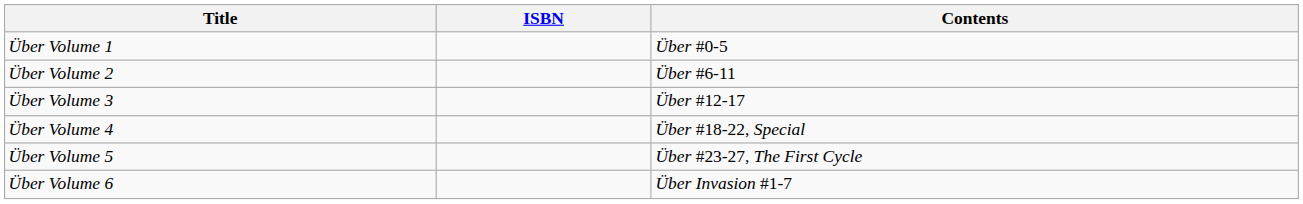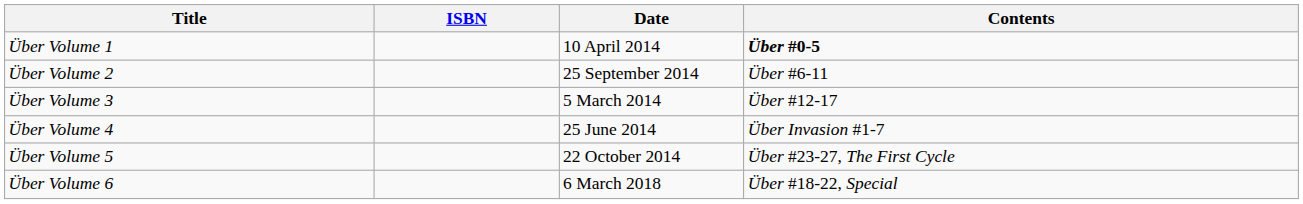+ column: (651, 18)
(692, 45) normal -> (784, 45) bold
(730, 128) Über #18-22, Special -> (816, 128) Über Invasion #1-7
(724, 184) Über Invasion #1-7 -> (823, 184) Über #18-22, Special
